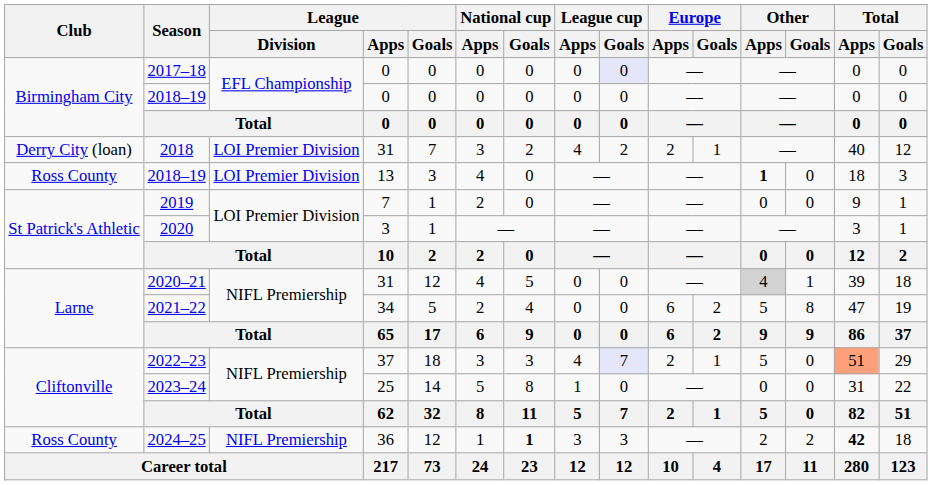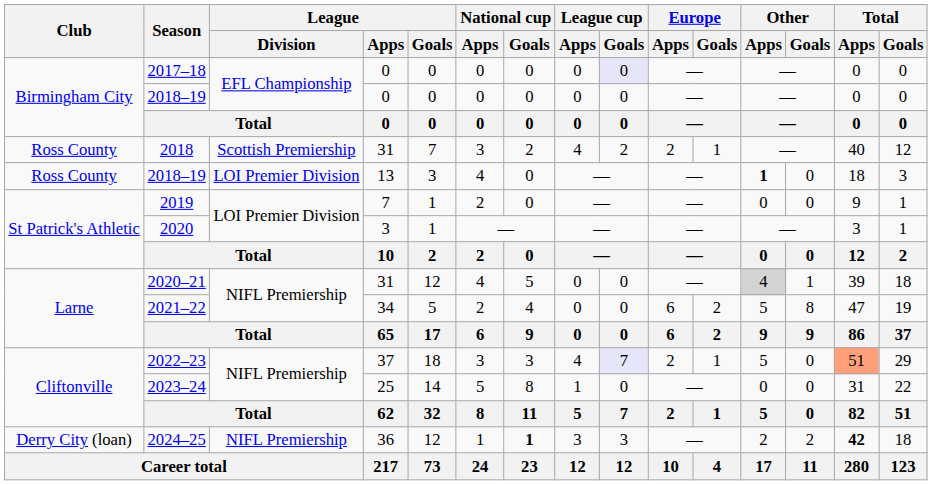(74, 149) Derry City (loan) -> (74, 149) Ross County
(286, 149) LOI Premier Division -> (286, 149) Scottish Premiership
(74, 439) Ross County -> (74, 439) Derry City (loan)
